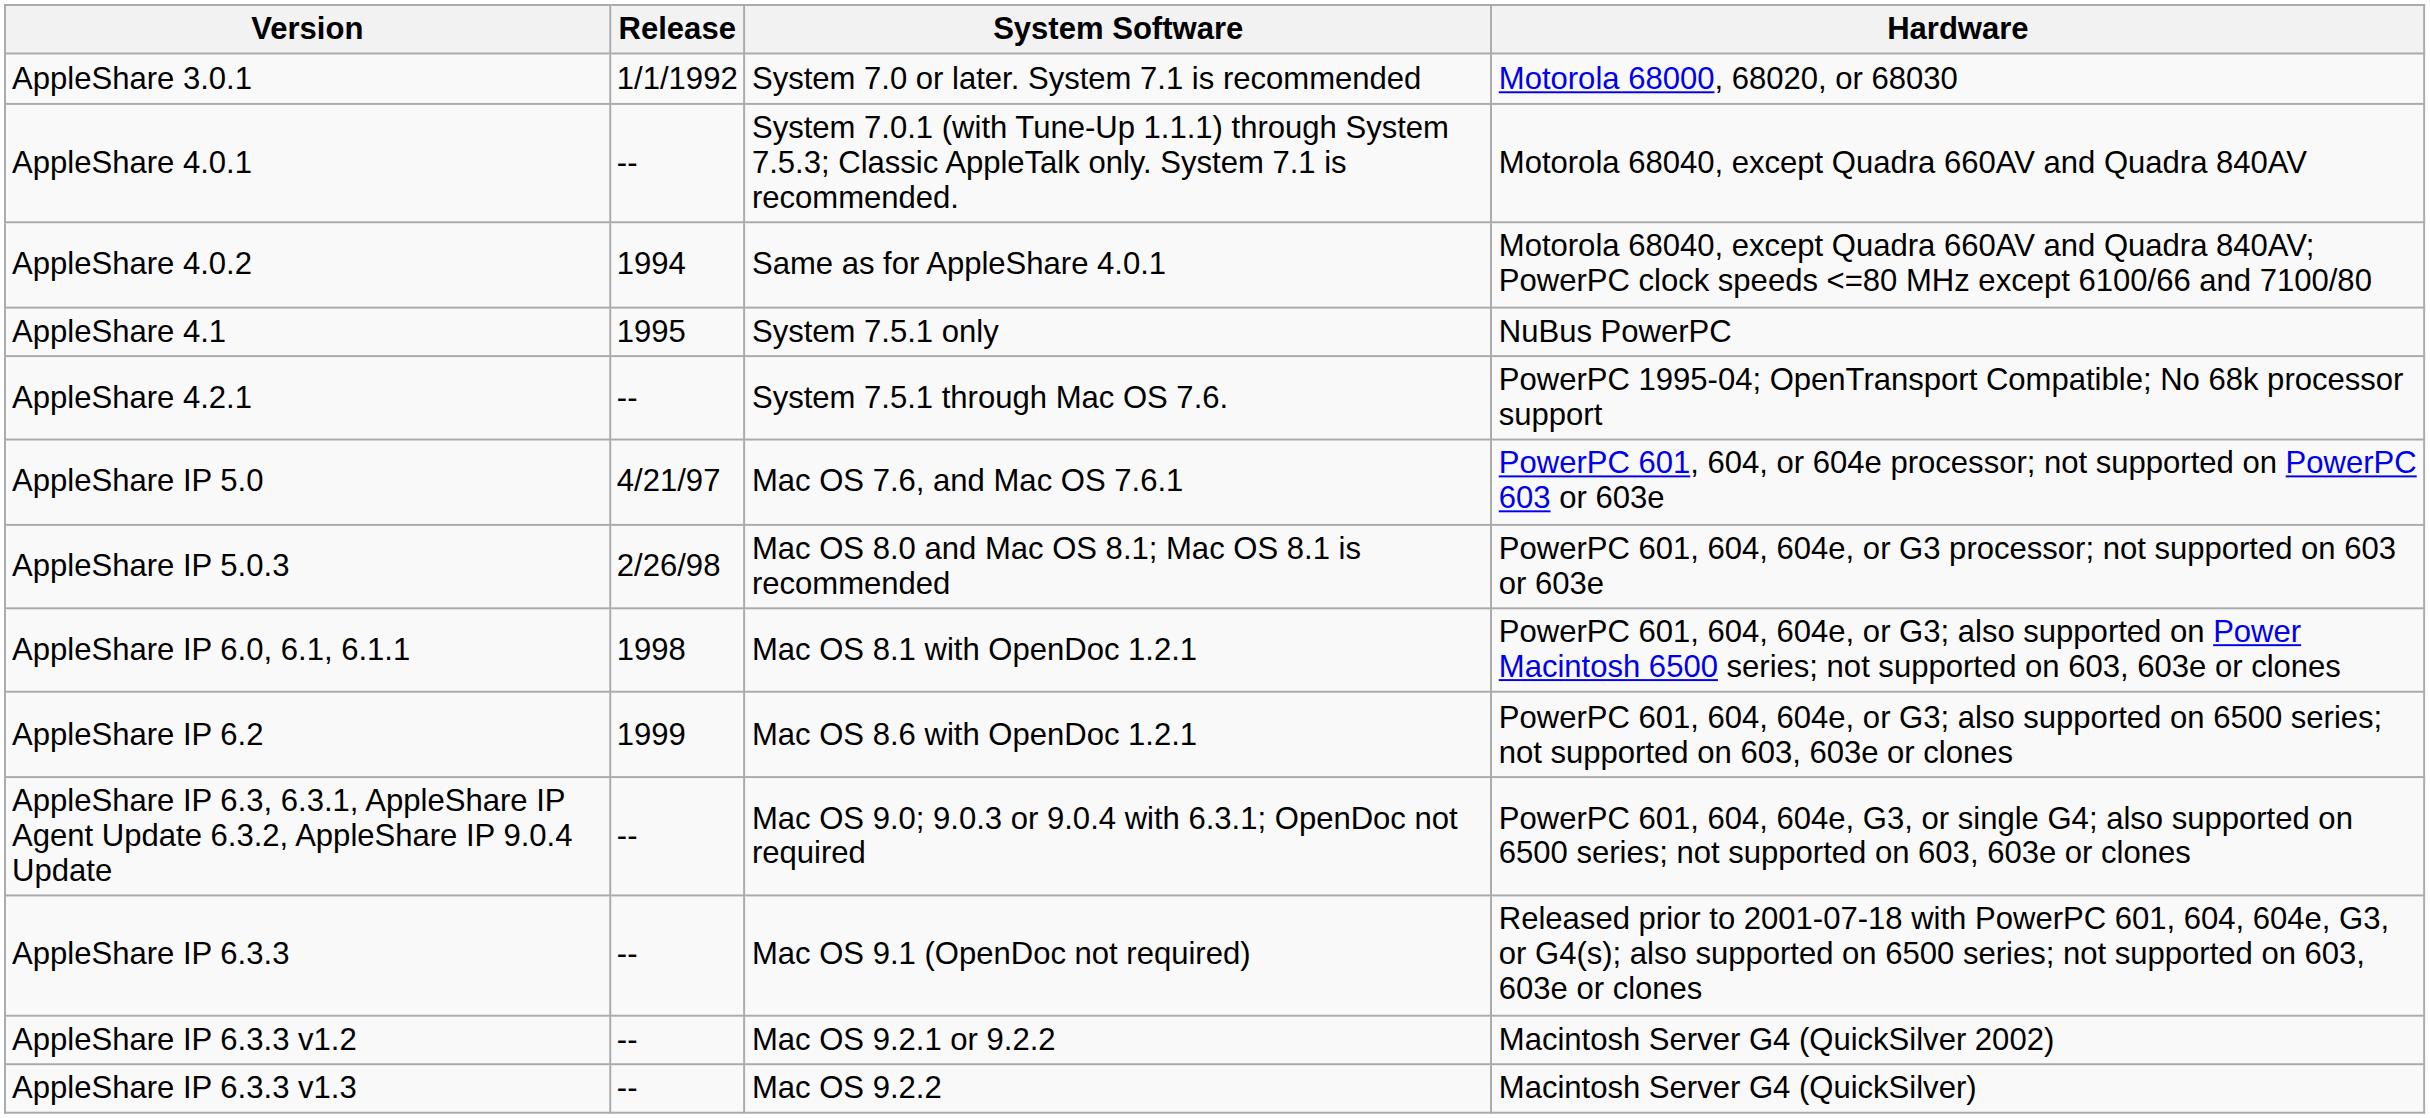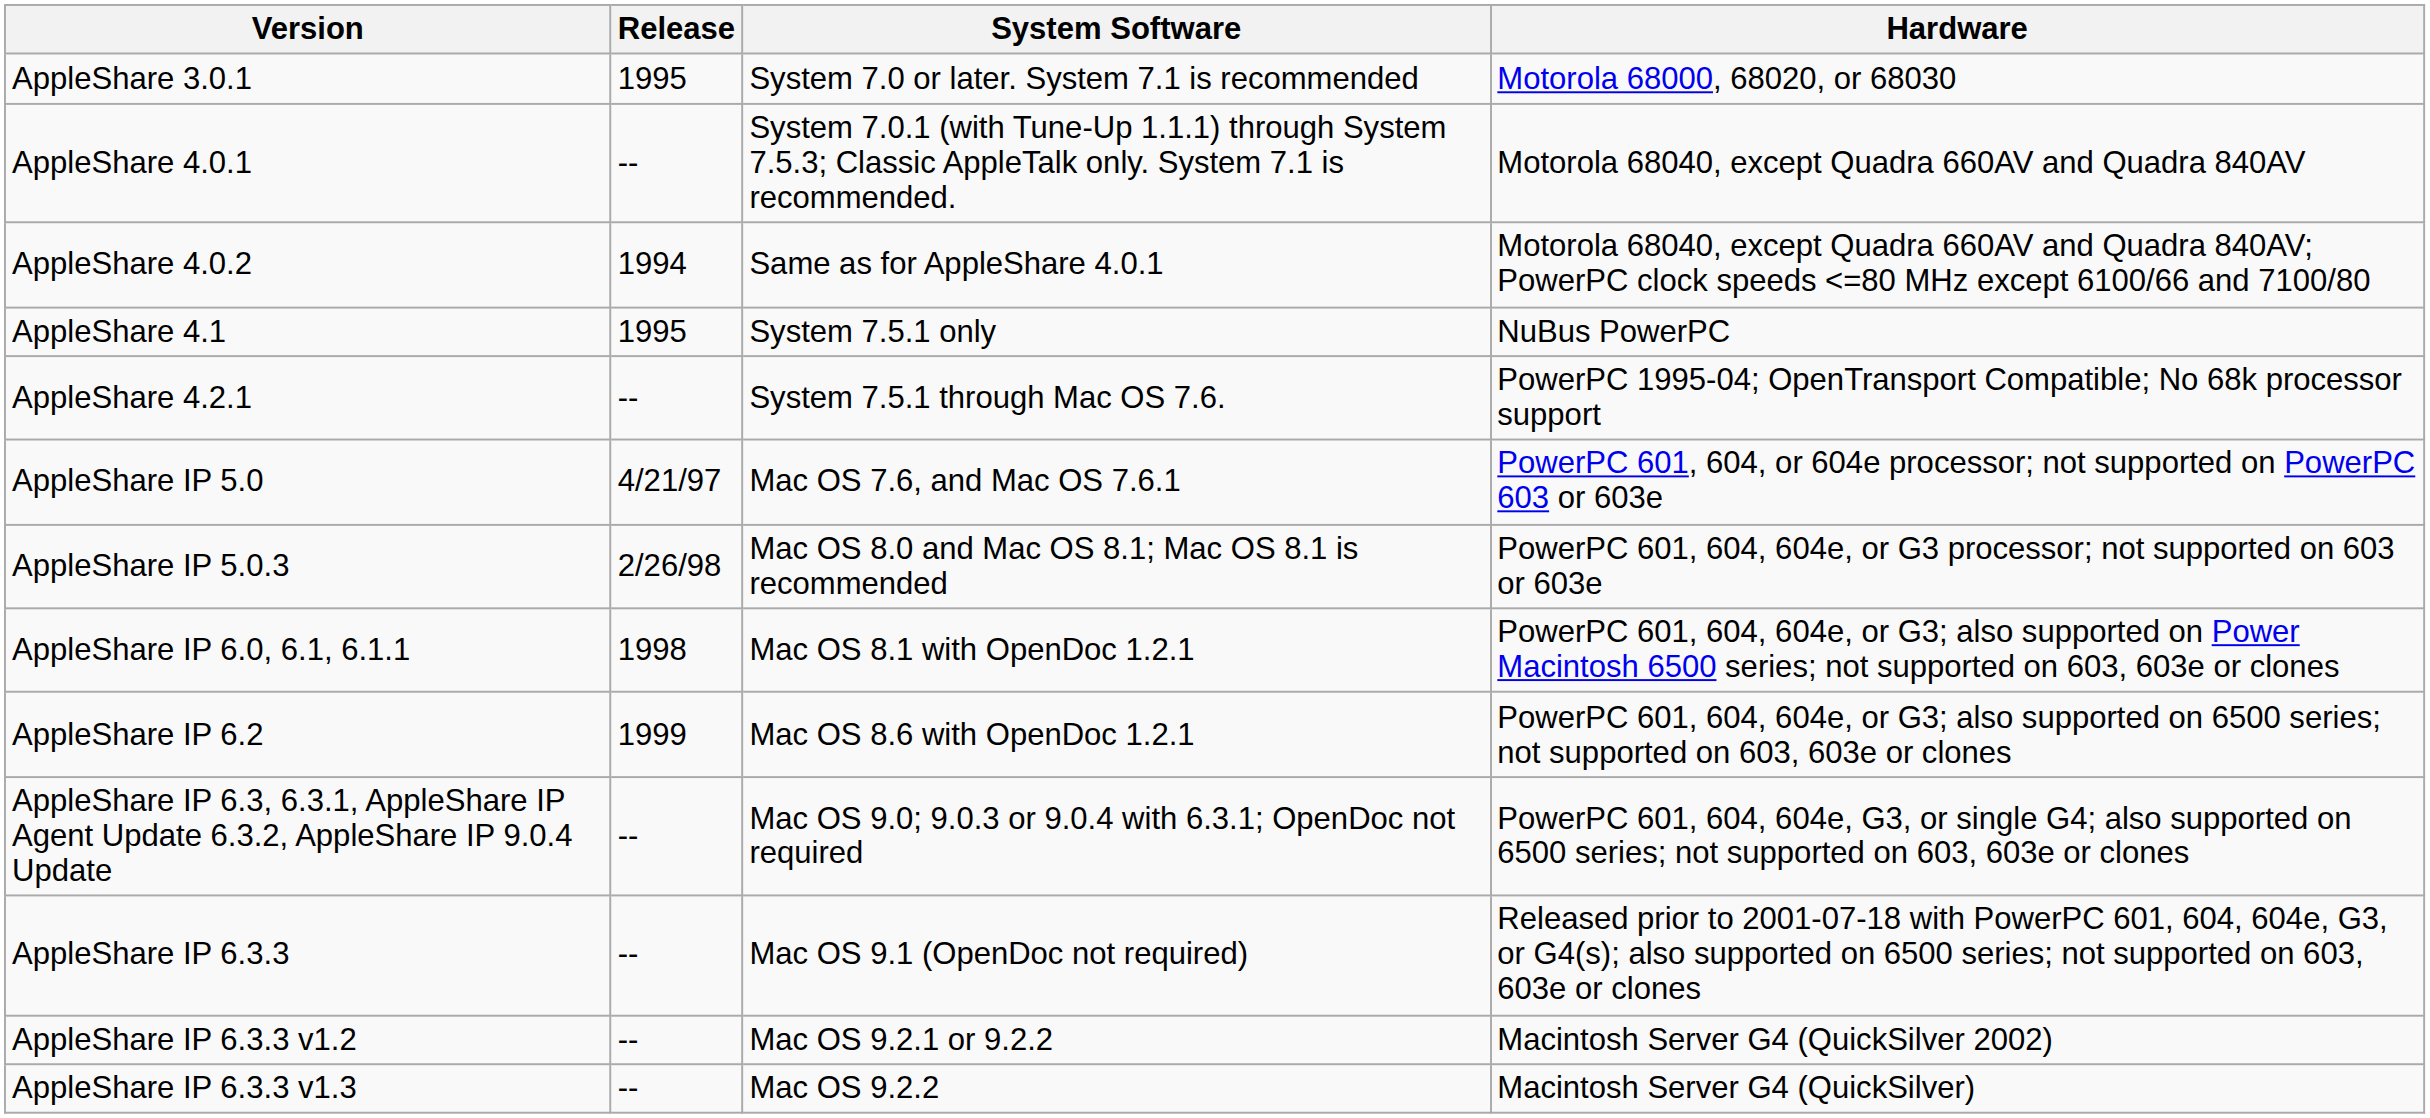(677, 78) 1/1/1992 -> (652, 78) 1995
